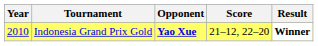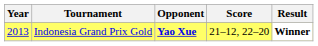(18, 31) 2010 -> (18, 31) 2013
